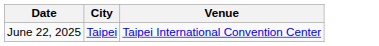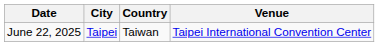+ column: (145, 13)
